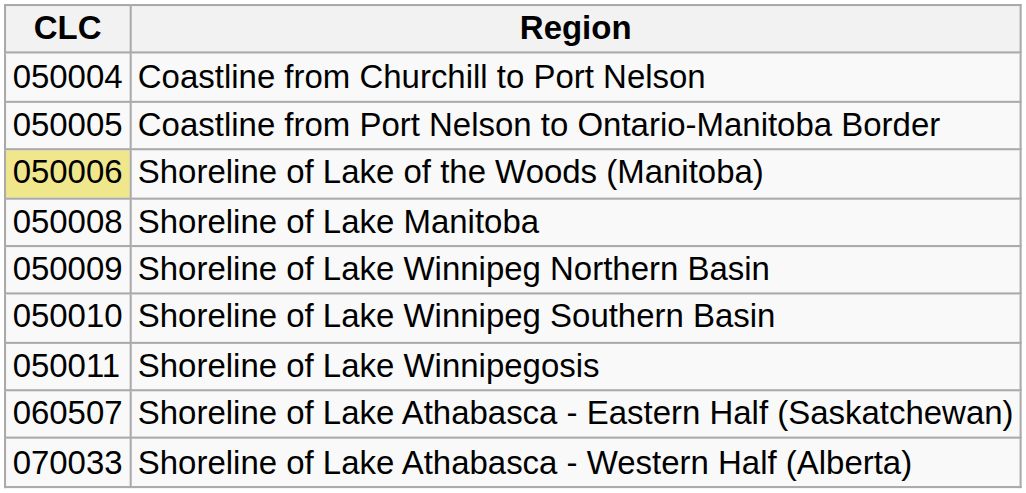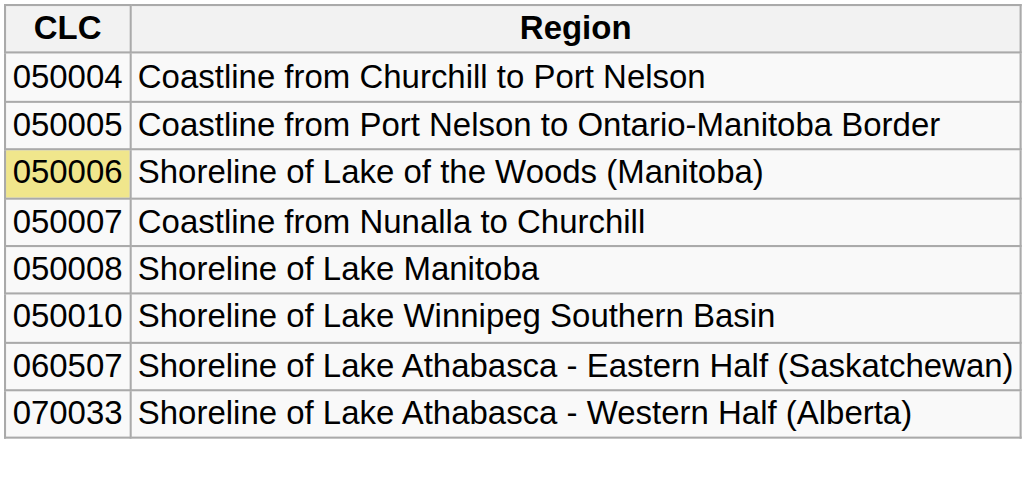+ row: (392, 221)
- row: (454, 269)
- row: (369, 365)
